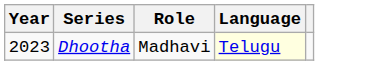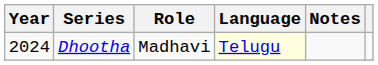+ column: (335, 19)
(29, 47) 2023 -> (29, 47) 2024
